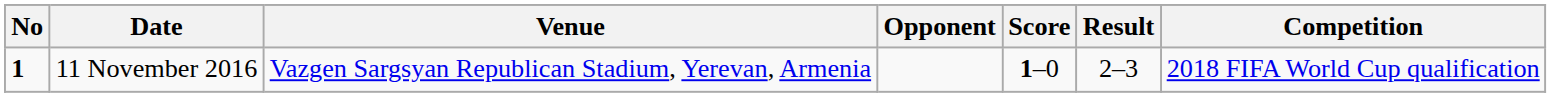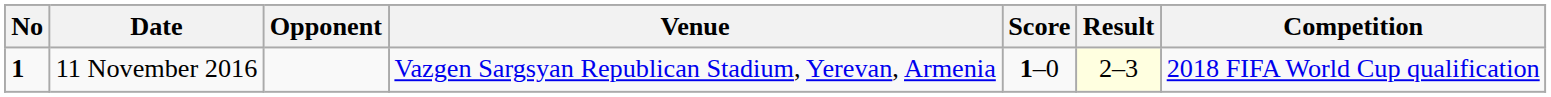columns swapped: (570, 25) <-> (940, 25)
(1119, 69) no background -> (1119, 69) lightyellow background
